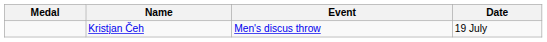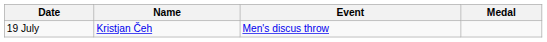columns swapped: (45, 13) <-> (497, 13)
